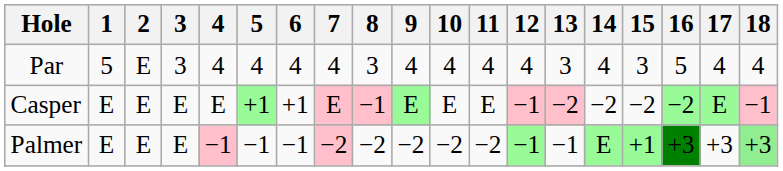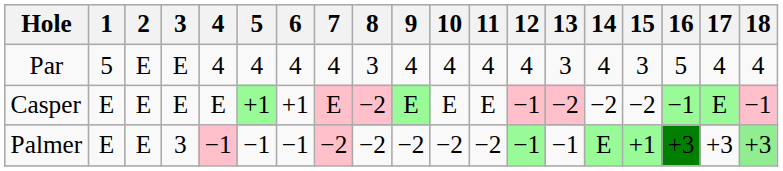(180, 64) 3 -> (180, 64) E
(372, 104) −1 -> (372, 104) −2
(681, 104) −2 -> (681, 104) −1
(180, 144) E -> (180, 144) 3
